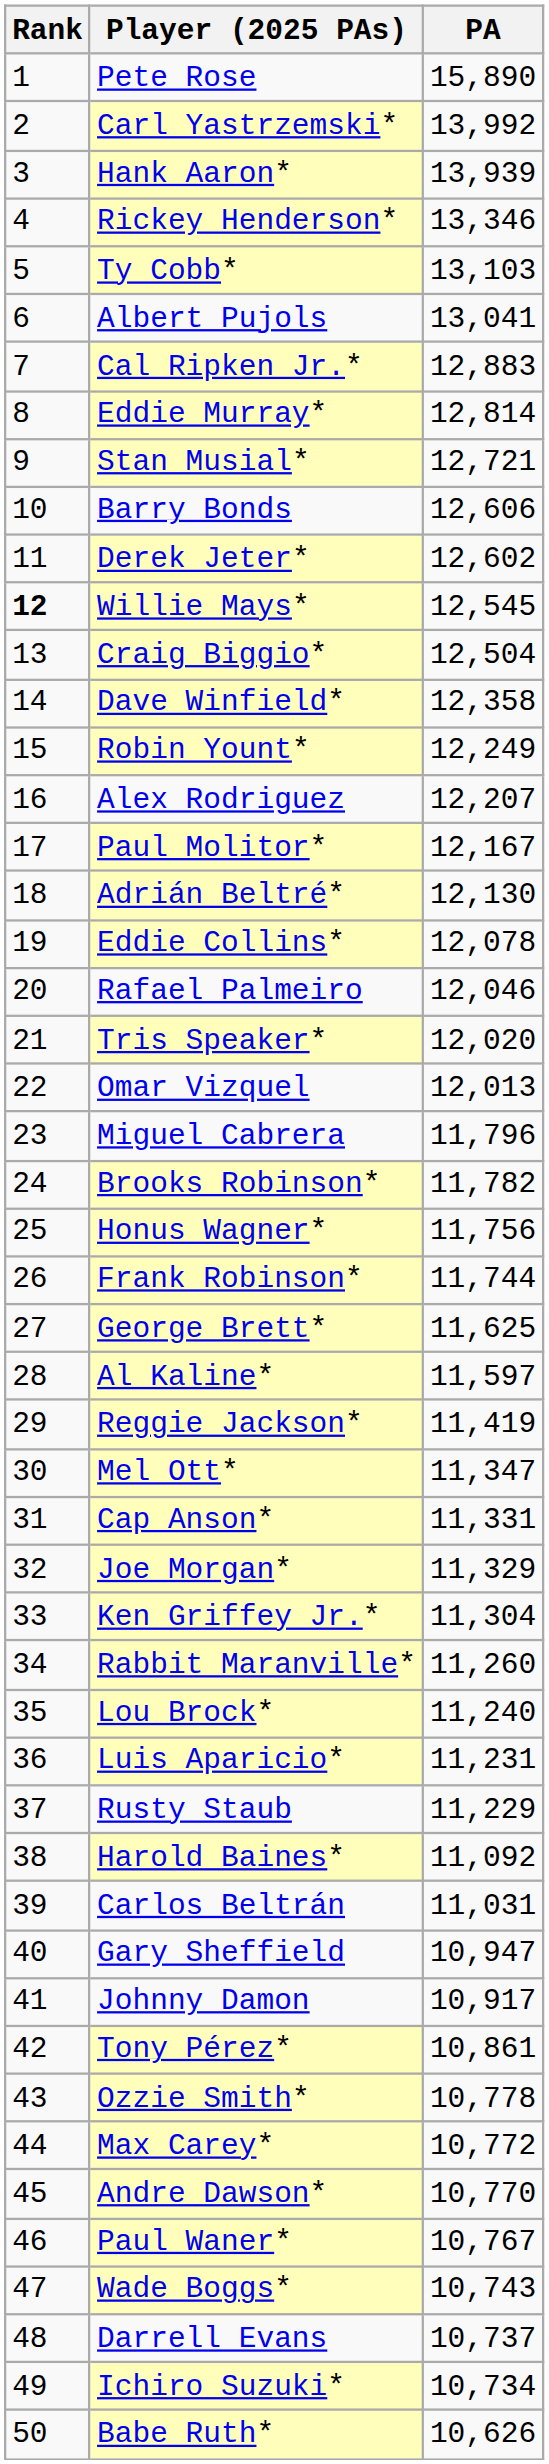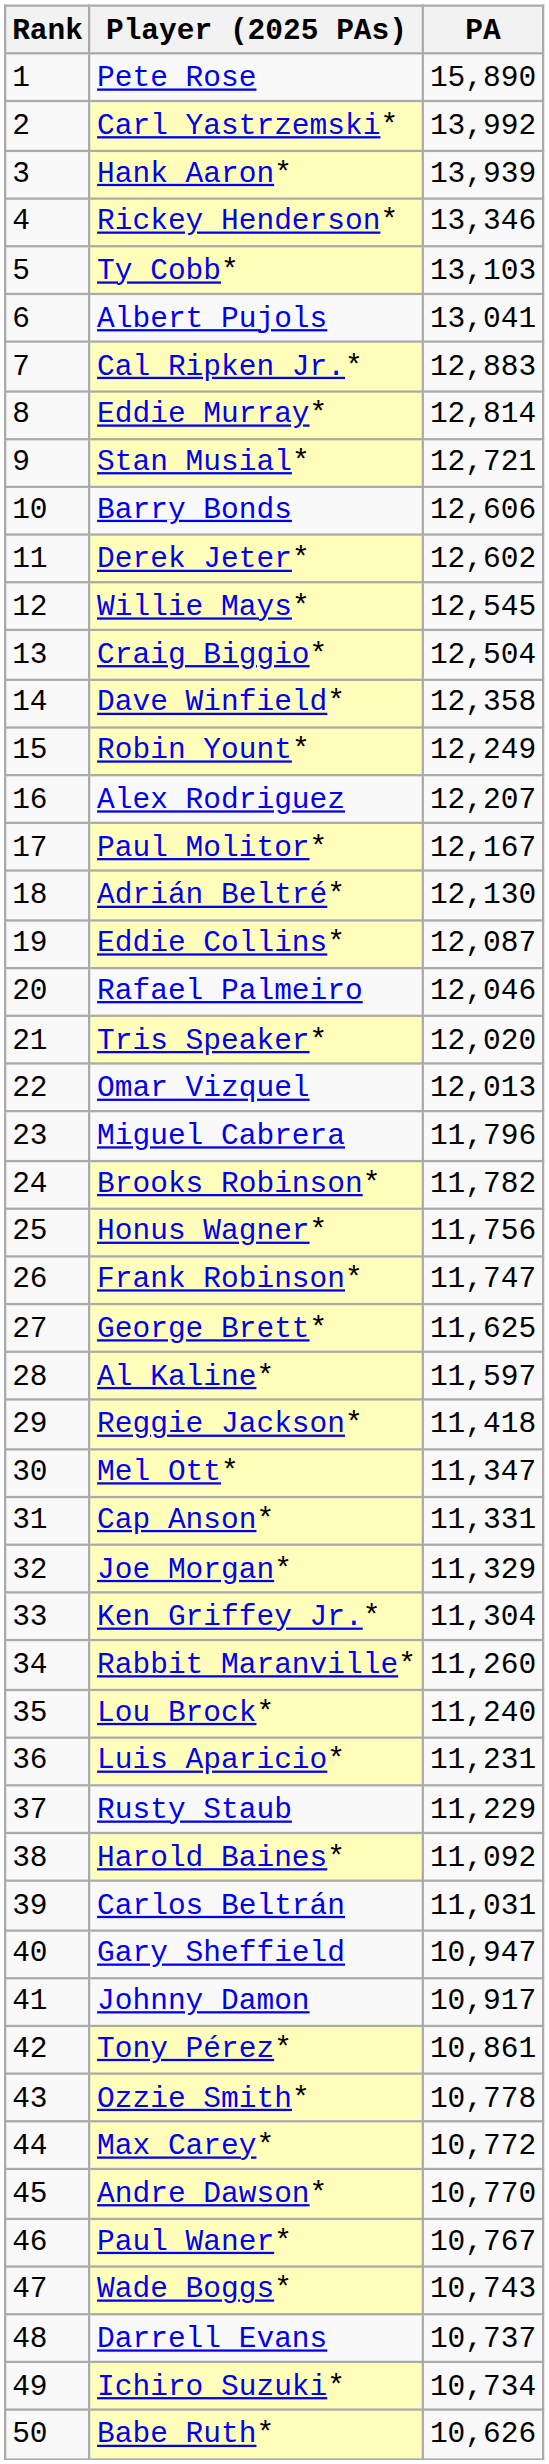(30, 607) bold -> (30, 607) normal
(483, 944) 12,078 -> (483, 944) 12,087
(483, 1280) 11,744 -> (483, 1280) 11,747
(483, 1424) 11,419 -> (483, 1424) 11,418
